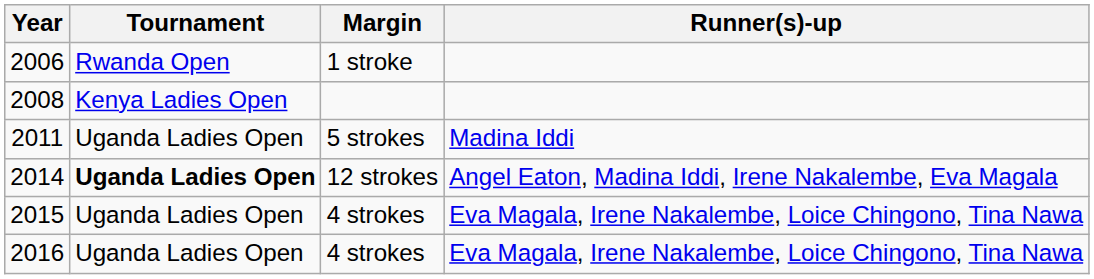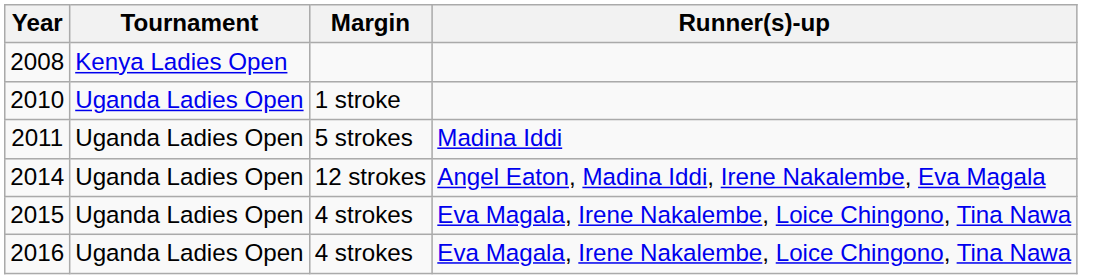- row: (37, 61)
+ row: (37, 100)
(195, 176) bold -> (189, 176) normal
